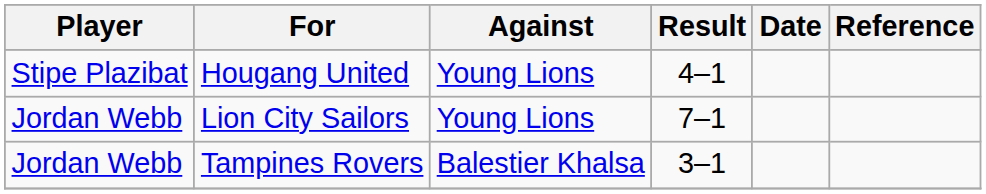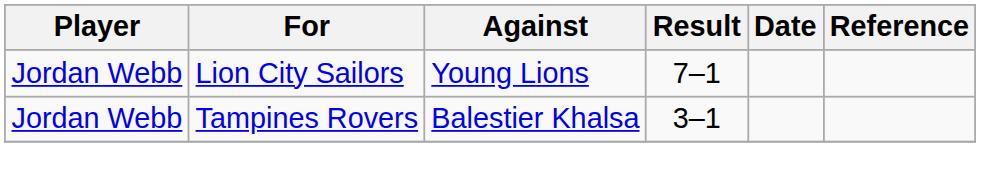- row: (305, 73)
